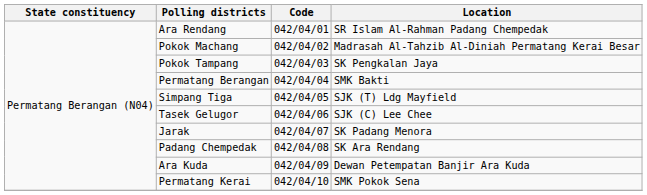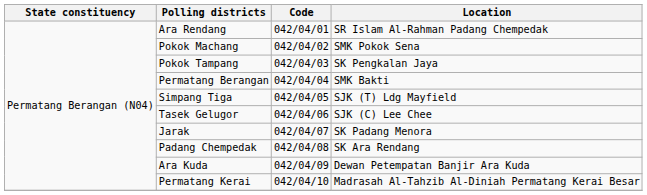(487, 47) Madrasah Al-Tahzib Al-Diniah Permatang Kerai Besar -> (377, 47) SMK Pokok Sena
(377, 182) SMK Pokok Sena -> (487, 182) Madrasah Al-Tahzib Al-Diniah Permatang Kerai Besar
